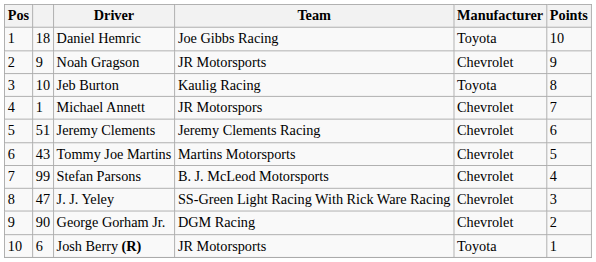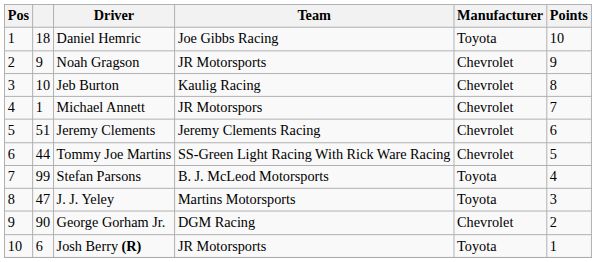(477, 84) Toyota -> (485, 84) Chevrolet
(43, 153) 43 -> (43, 153) 44
(237, 153) Martins Motorsports -> (314, 153) SS-Green Light Racing With Rick Ware Racing
(485, 176) Chevrolet -> (477, 176) Toyota
(314, 199) SS-Green Light Racing With Rick Ware Racing -> (237, 199) Martins Motorsports
(485, 199) Chevrolet -> (477, 199) Toyota
